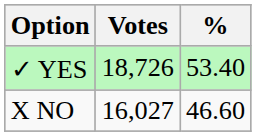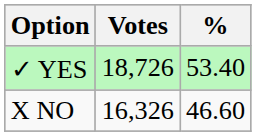(138, 110) 16,027 -> (138, 110) 16,326
